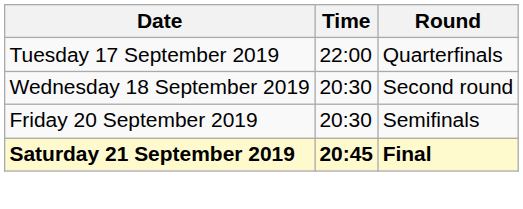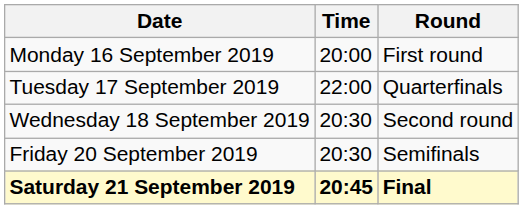+ row: (142, 54)
